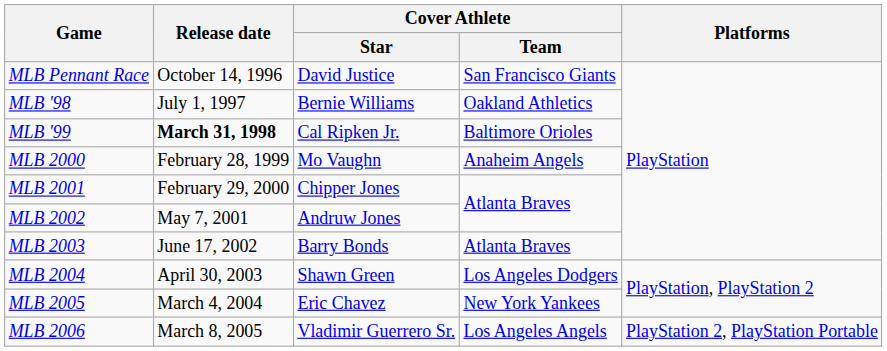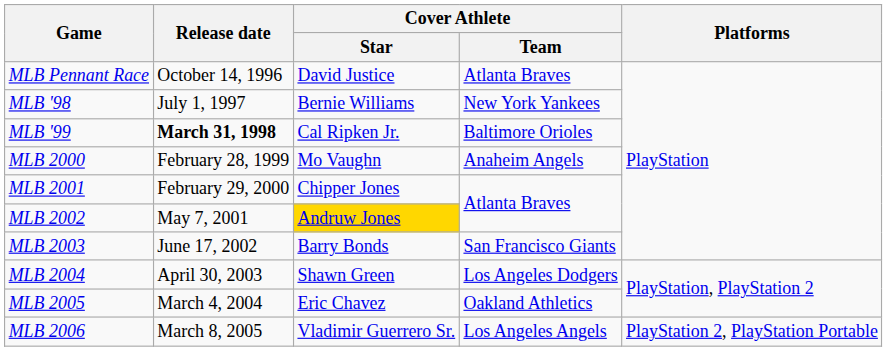(540, 75) San Francisco Giants -> (517, 75) Atlanta Braves
(528, 103) Oakland Athletics -> (532, 103) New York Yankees
(349, 217) no background -> (349, 217) gold background
(517, 246) Atlanta Braves -> (540, 246) San Francisco Giants
(532, 302) New York Yankees -> (528, 302) Oakland Athletics
